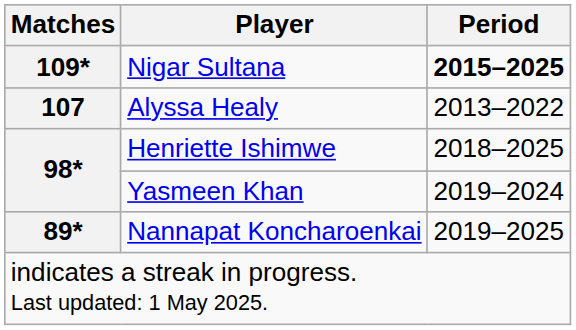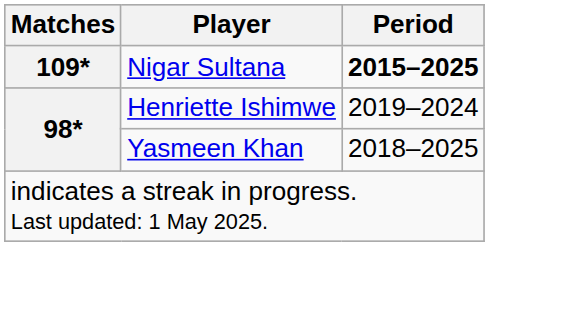- row: (203, 107)
(499, 149) 2018–2025 -> (413, 107) 2019–2024
(499, 190) 2019–2024 -> (413, 149) 2018–2025
- row: (274, 231)
